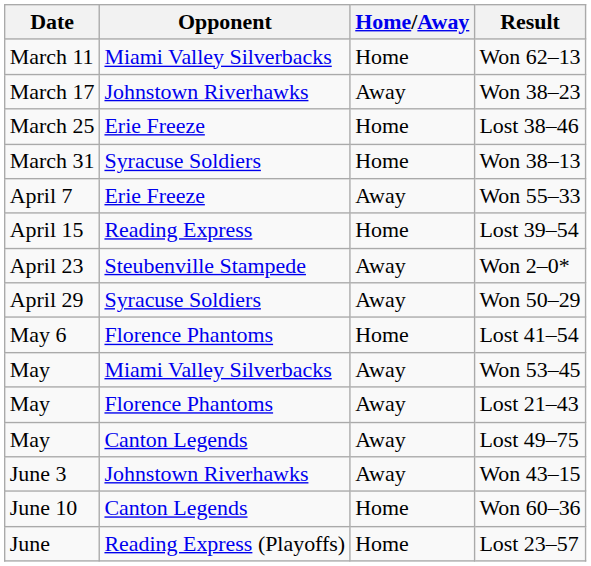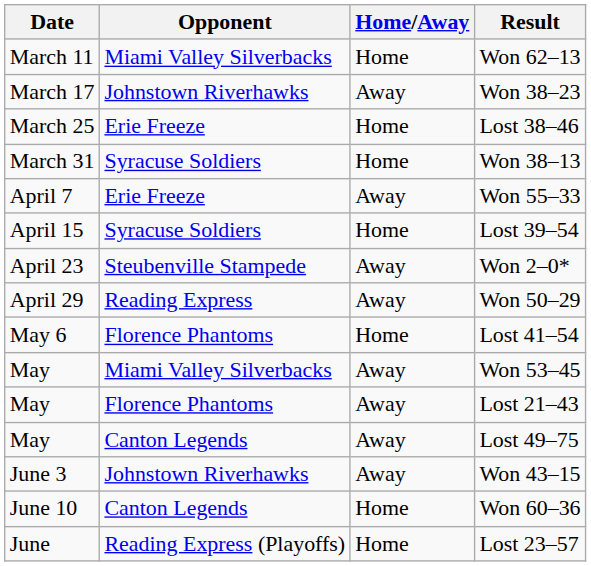(178, 230) Reading Express -> (183, 230) Syracuse Soldiers
(183, 299) Syracuse Soldiers -> (178, 299) Reading Express
